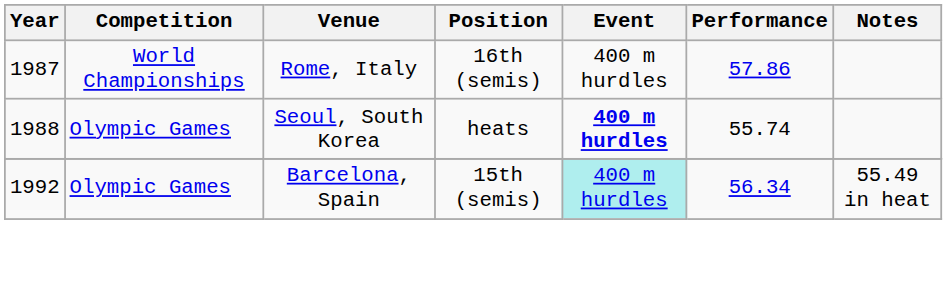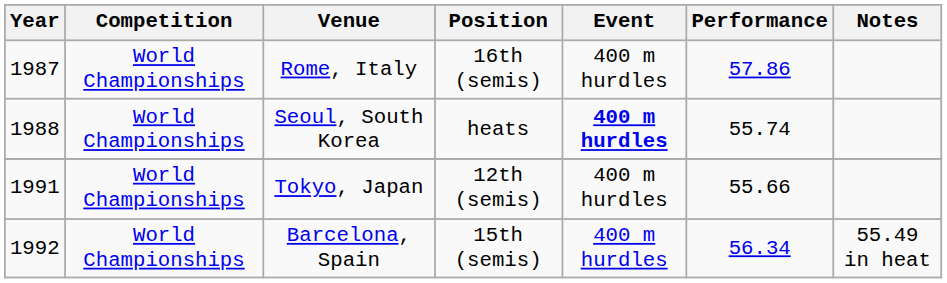(150, 129) Olympic Games -> (164, 129) World Championships
+ row: (349, 188)
(150, 188) Olympic Games -> (164, 248) World Championships
(624, 188) paleturquoise background -> (624, 248) no background
